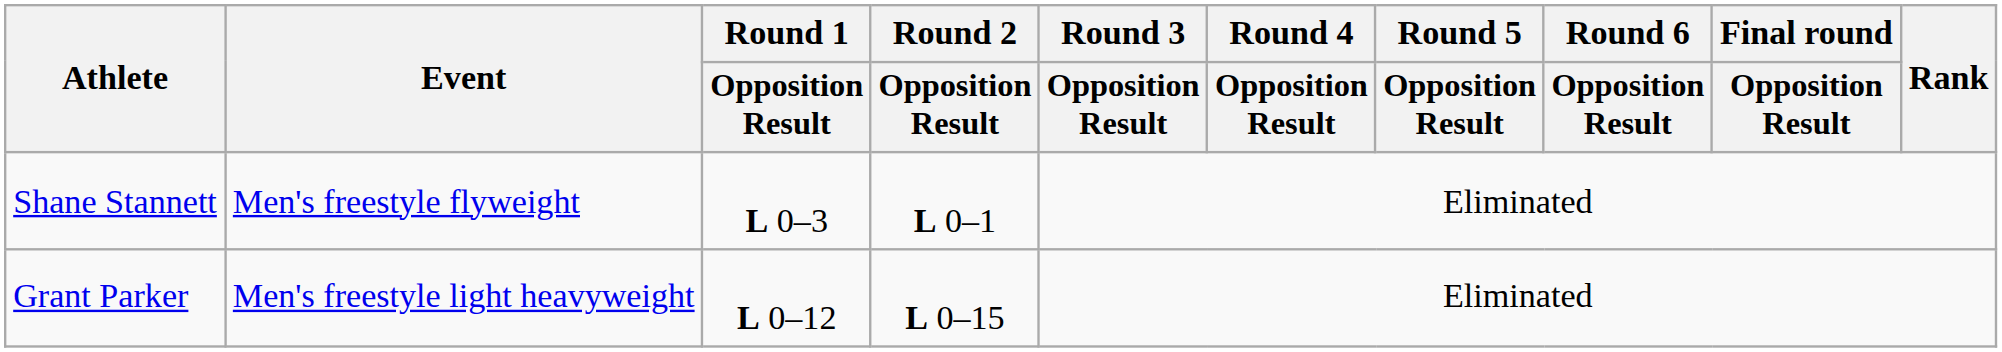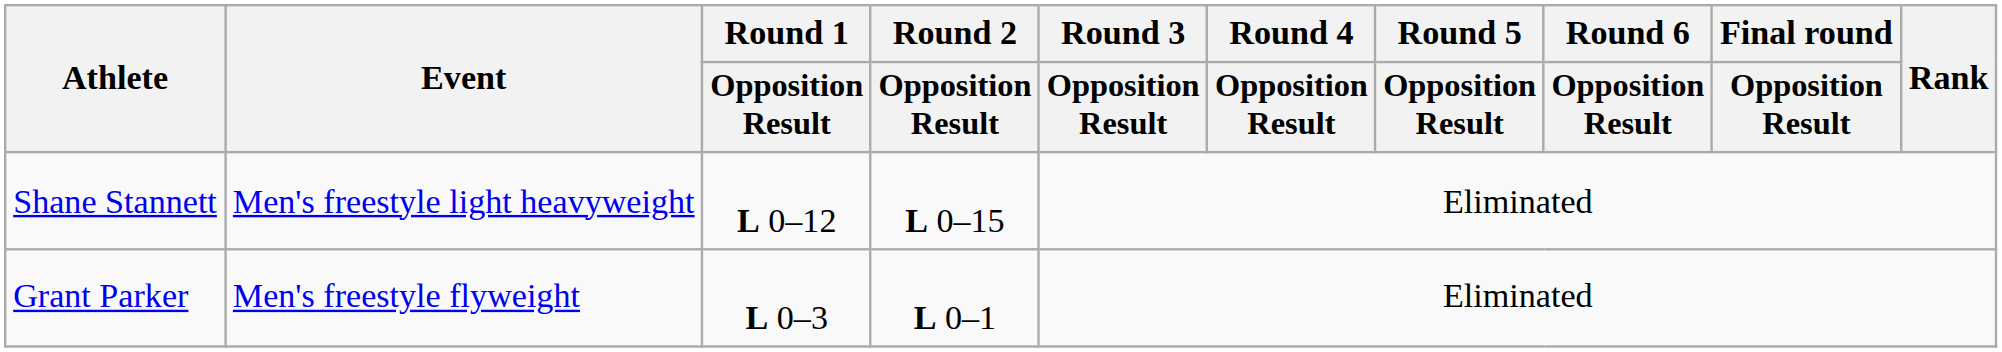(406, 200) Men's freestyle flyweight -> (464, 200) Men's freestyle light heavyweight
(787, 220) L 0–3 -> (787, 220) L 0–12
(955, 220) L 0–1 -> (955, 220) L 0–15
(464, 297) Men's freestyle light heavyweight -> (406, 297) Men's freestyle flyweight
(787, 317) L 0–12 -> (787, 317) L 0–3
(955, 317) L 0–15 -> (955, 317) L 0–1
